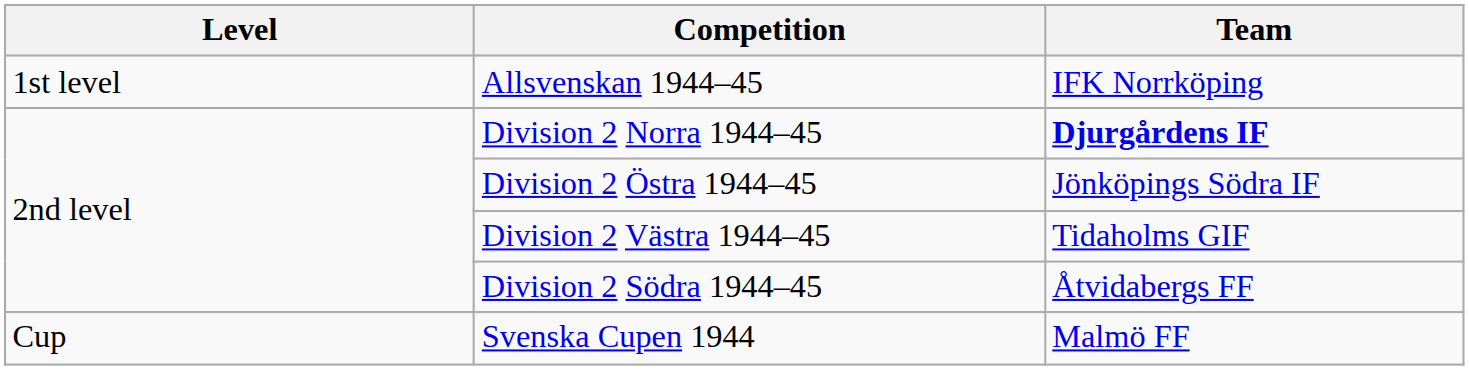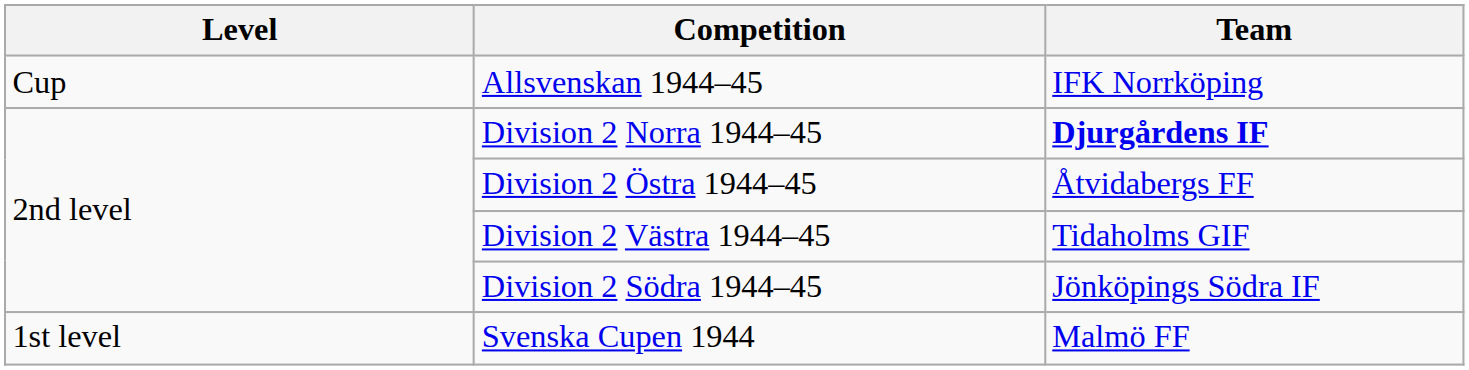(67, 81) 1st level -> (39, 81) Cup
(1186, 183) Jönköpings Södra IF -> (1153, 183) Åtvidabergs FF
(1153, 286) Åtvidabergs FF -> (1186, 286) Jönköpings Södra IF
(39, 337) Cup -> (67, 337) 1st level
